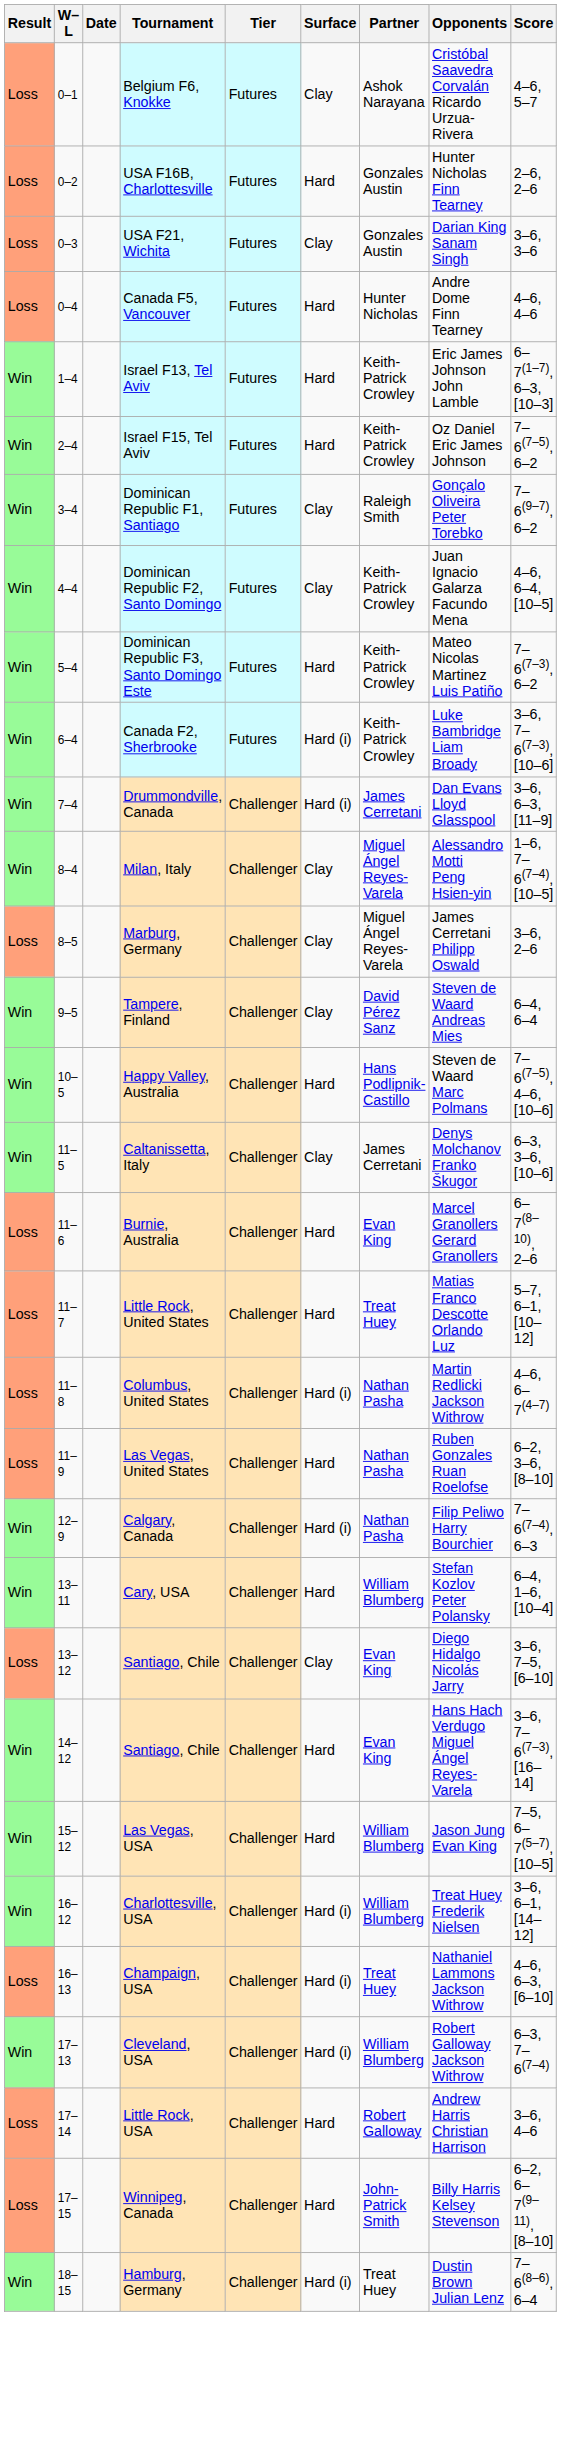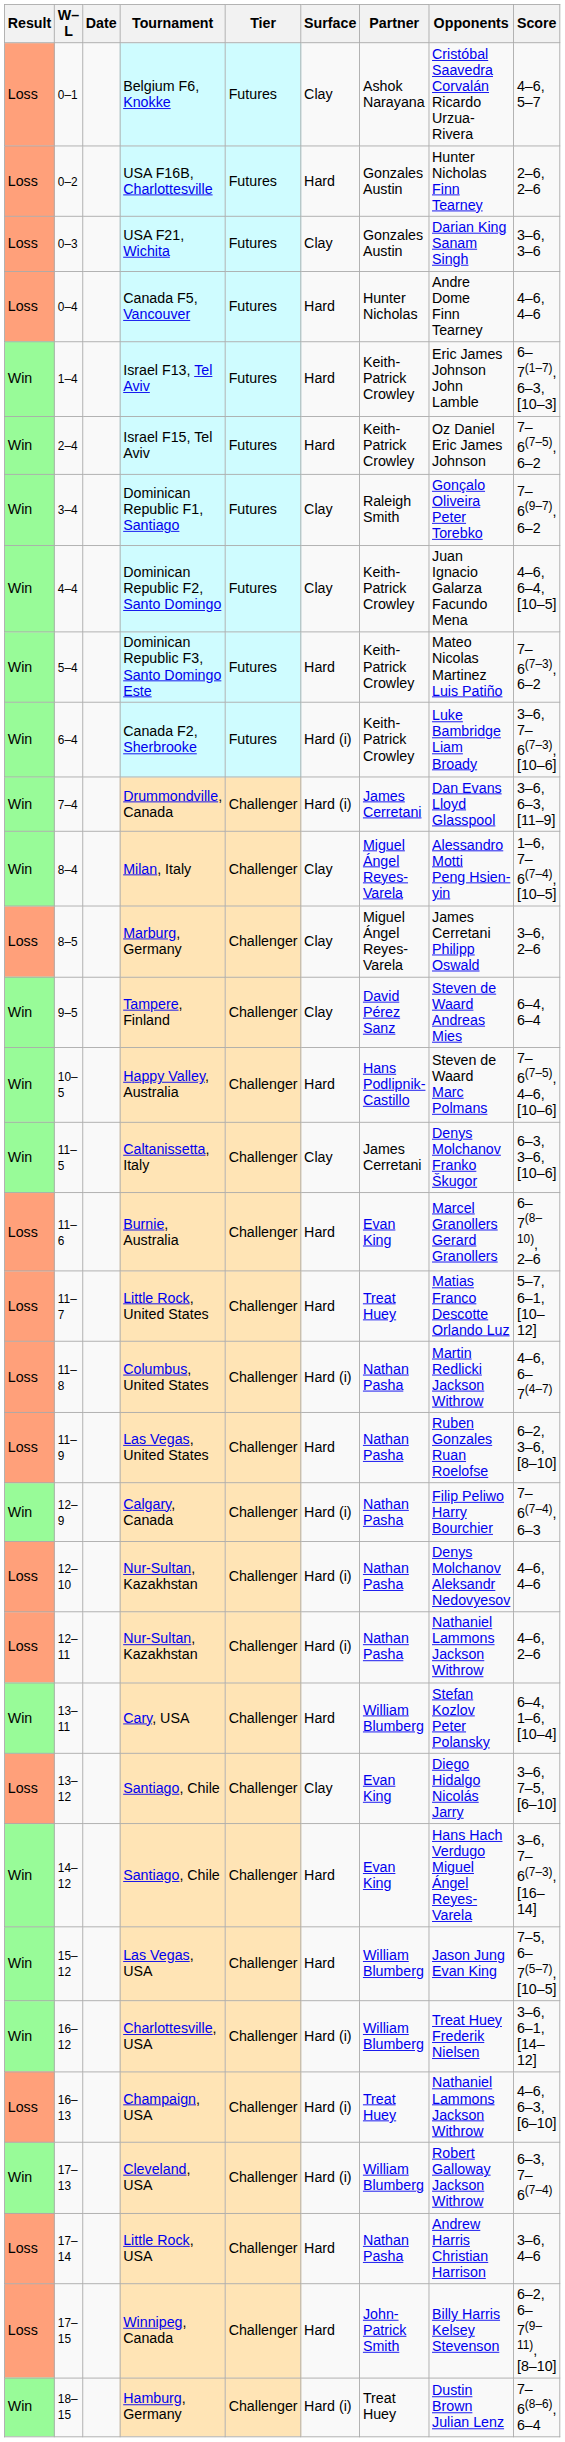+ row: (68, 1577)
+ row: (68, 1648)
(392, 2123) Robert Galloway -> (386, 2248) Nathan Pasha
